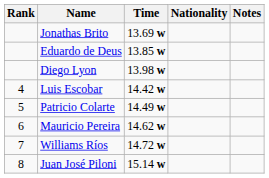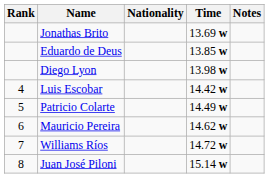columns swapped: (199, 13) <-> (146, 13)
